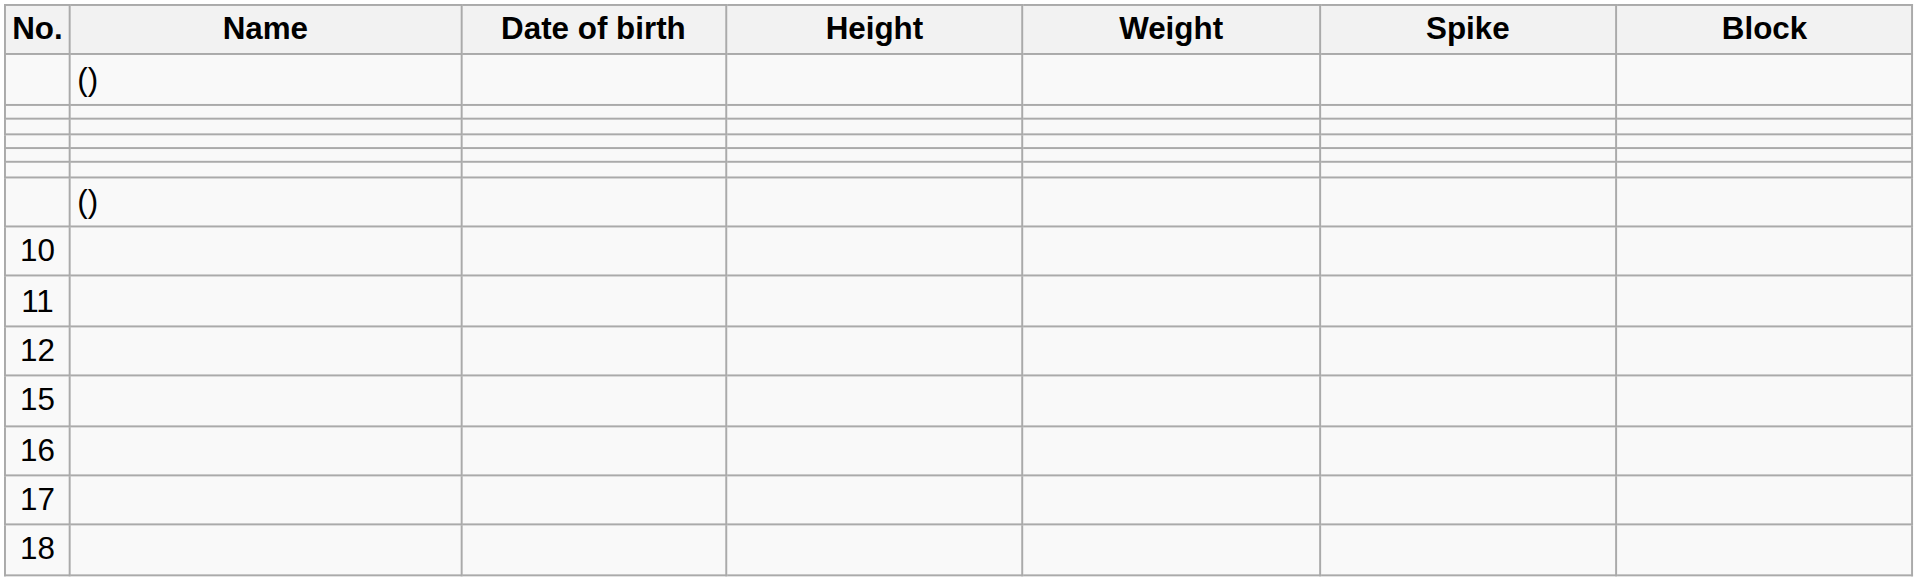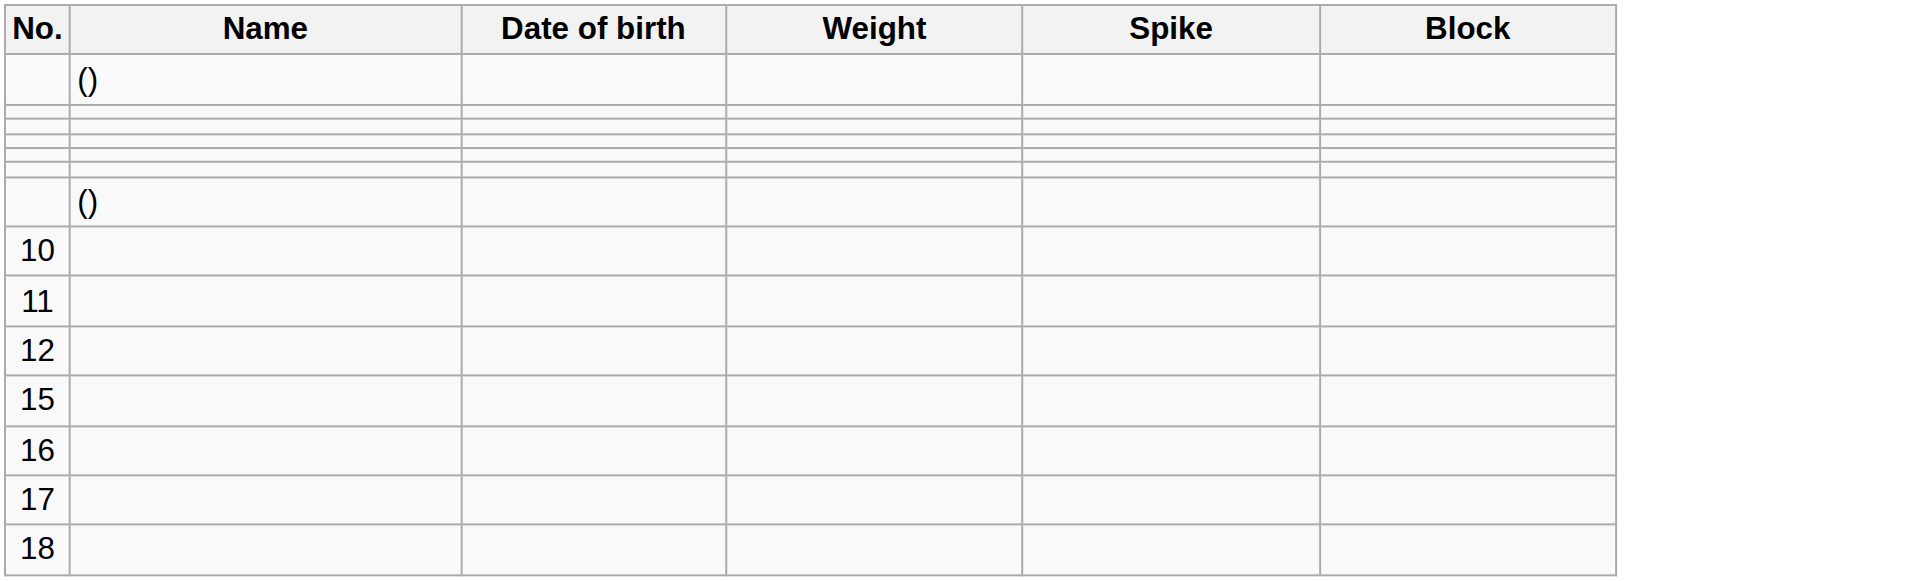- column: (874, 29)
